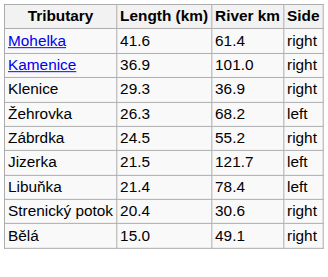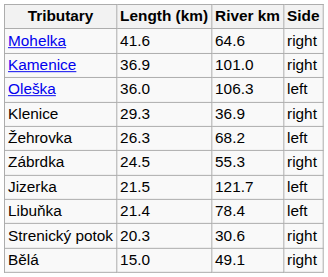(230, 41) 61.4 -> (230, 41) 64.6
+ row: (32, 89)
(230, 138) 55.2 -> (230, 162) 55.3
(135, 211) 20.4 -> (135, 235) 20.3
